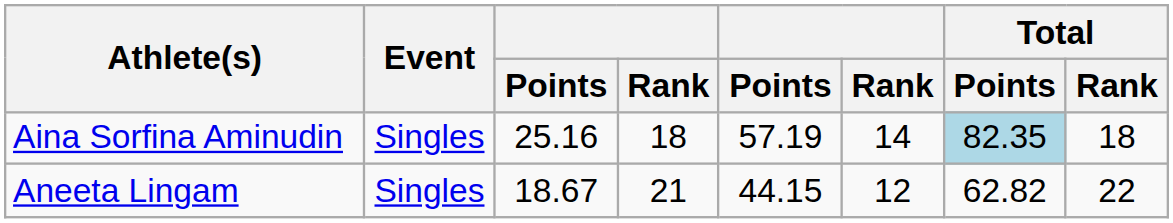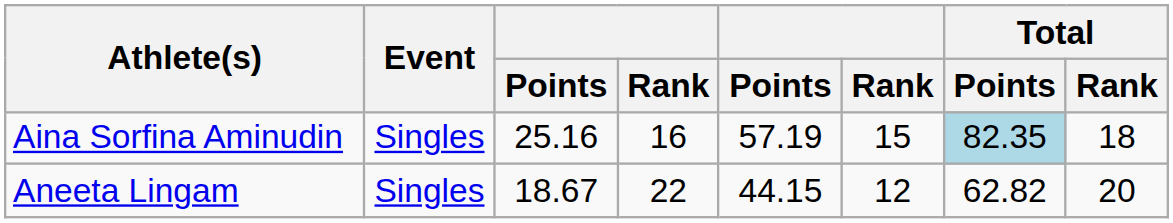(668, 138) 18 -> (668, 138) 16
(893, 138) 14 -> (893, 138) 15
(668, 191) 21 -> (668, 191) 22
(1117, 191) 22 -> (1117, 191) 20
